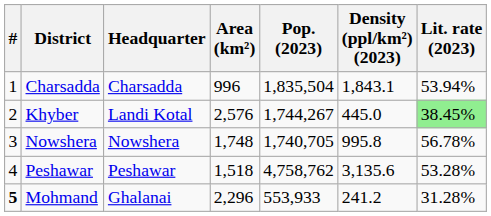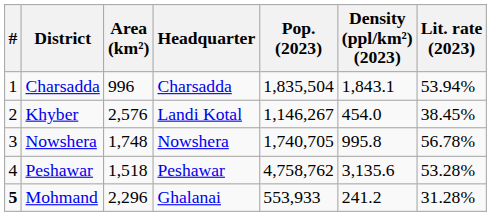columns swapped: (157, 38) <-> (235, 38)
(299, 113) 1,744,267 -> (299, 113) 1,146,267
(362, 113) 445.0 -> (362, 113) 454.0
(448, 113) lightgreen background -> (448, 113) no background
